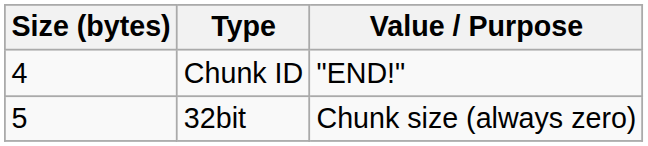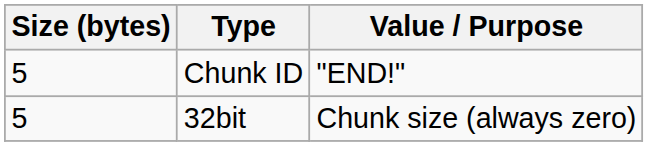(19, 72) 4 -> (19, 72) 5
